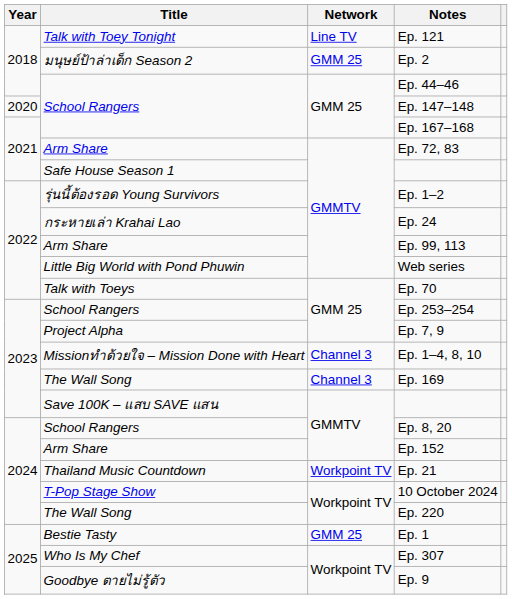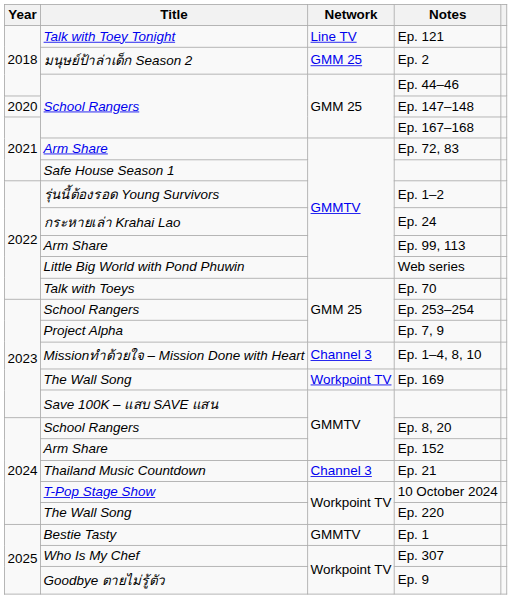(341, 379) Channel 3 -> (351, 379) Workpoint TV
(351, 470) Workpoint TV -> (341, 470) Channel 3
(336, 534) GMM 25 -> (336, 534) GMMTV
